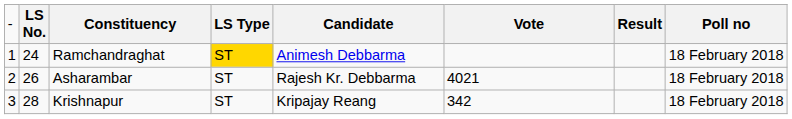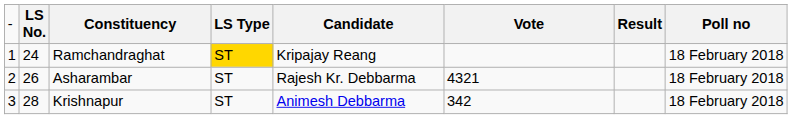(341, 55) Animesh Debbarma -> (326, 55) Kripajay Reang
(463, 78) 4021 -> (463, 78) 4321
(326, 101) Kripajay Reang -> (341, 101) Animesh Debbarma
